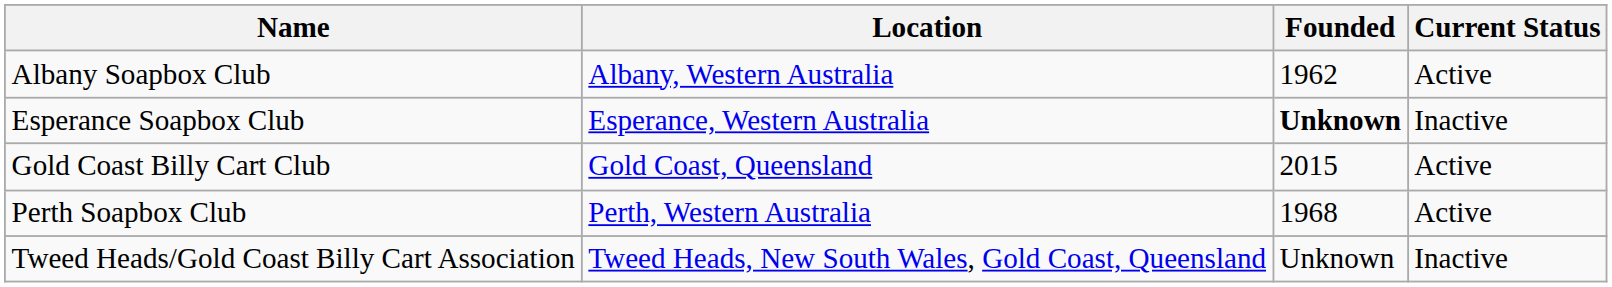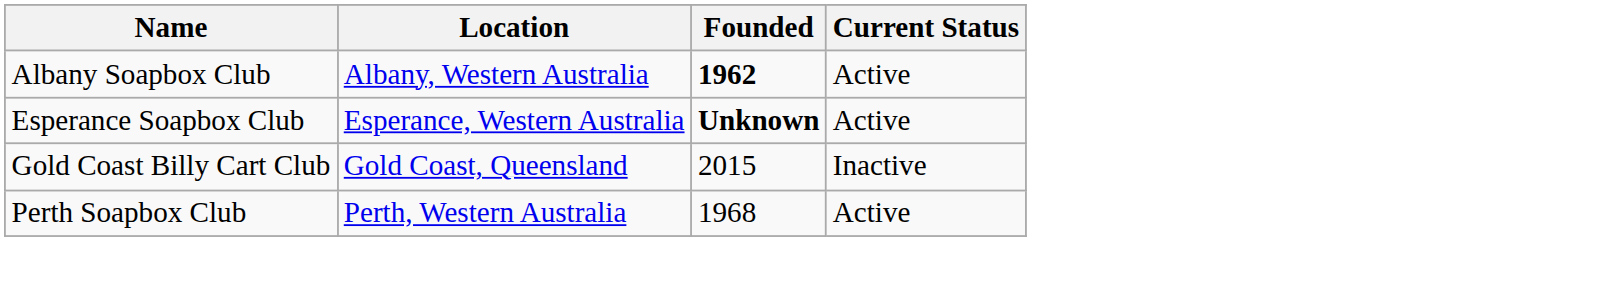(1309, 73) normal -> (727, 73) bold
(1461, 119) Inactive -> (872, 119) Active
(1453, 166) Active -> (880, 166) Inactive
- row: (293, 258)
